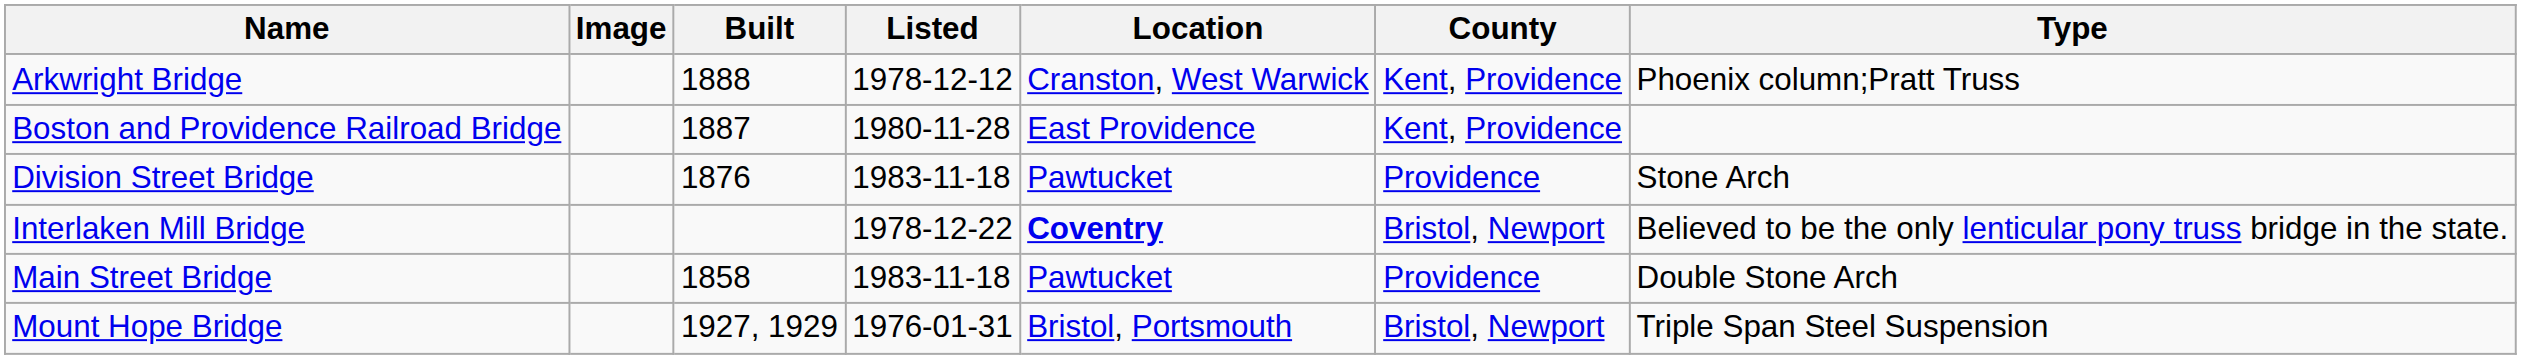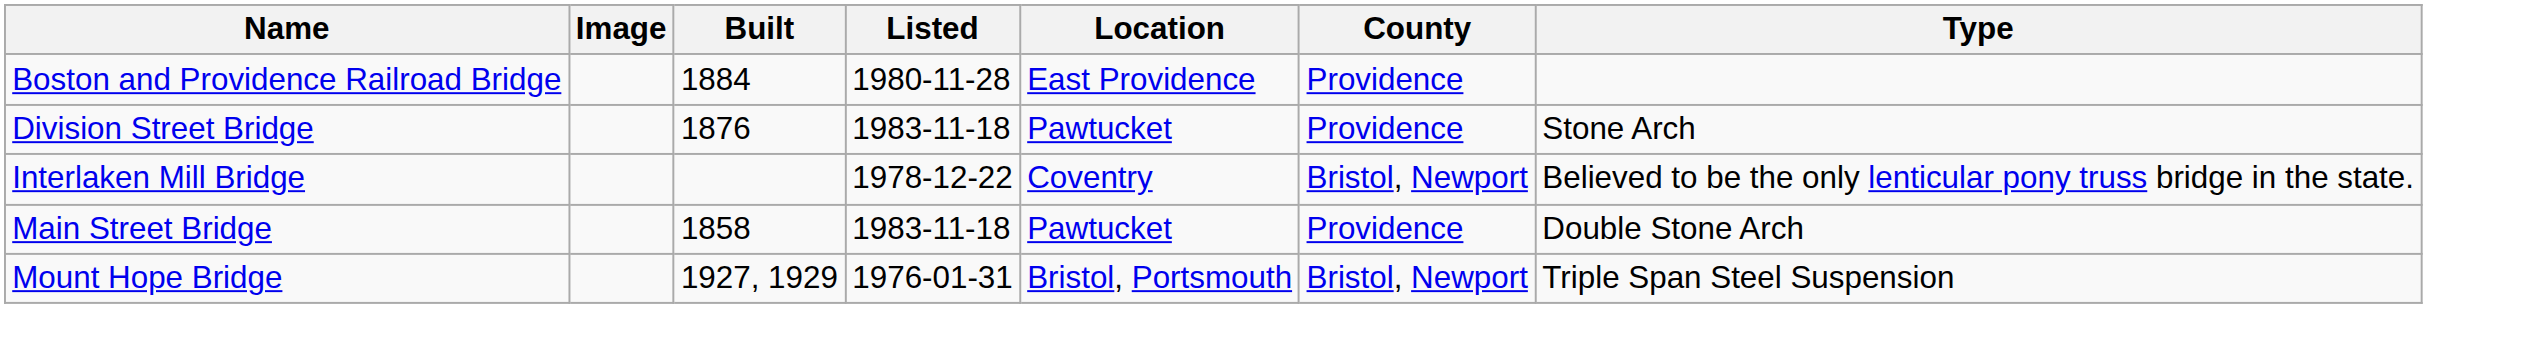- row: (127, 79)
(716, 128) 1887 -> (716, 79) 1884
(1503, 128) Kent, Providence -> (1385, 79) Providence
(1095, 228) bold -> (1090, 178) normal
